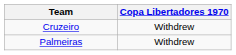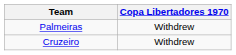rows swapped: (61, 27) <-> (61, 42)
